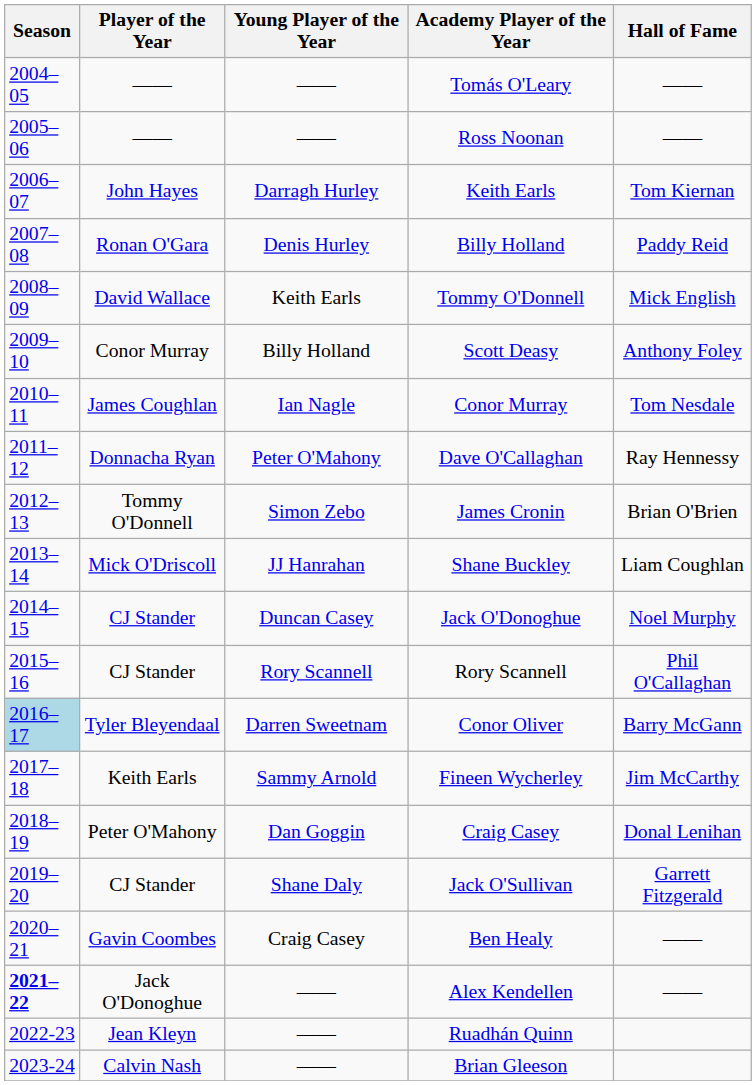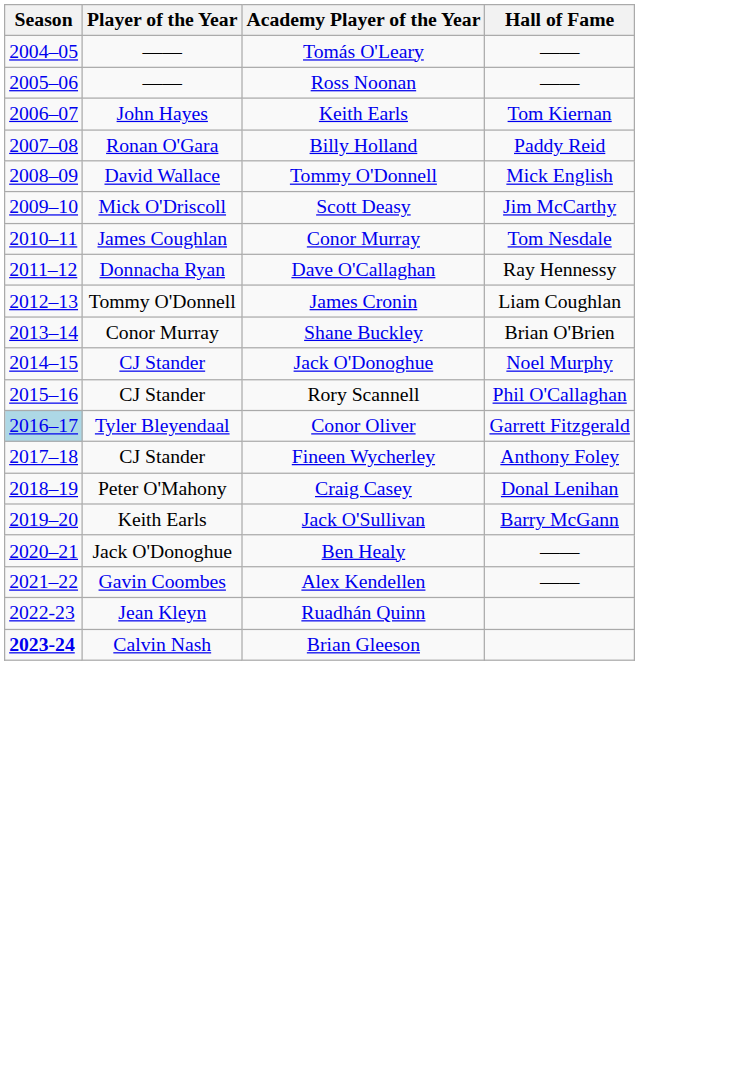- column: (316, 31)
(152, 351) Conor Murray -> (162, 207) Mick O'Driscoll
(682, 351) Anthony Foley -> (560, 207) Jim McCarthy
(682, 511) Brian O'Brien -> (560, 301) Liam Coughlan
(152, 564) Mick O'Driscoll -> (162, 332) Conor Murray
(682, 564) Liam Coughlan -> (560, 332) Brian O'Brien
(682, 724) Barry McGann -> (560, 425) Garrett Fitzgerald
(152, 778) Keith Earls -> (162, 457) CJ Stander
(682, 778) Jim McCarthy -> (560, 457) Anthony Foley
(152, 884) CJ Stander -> (162, 519) Keith Earls
(682, 884) Garrett Fitzgerald -> (560, 519) Barry McGann
(152, 938) Gavin Coombes -> (162, 550) Jack O'Donoghue
(34, 991) bold -> (44, 581) normal
(152, 991) Jack O'Donoghue -> (162, 581) Gavin Coombes
(42, 1064) normal -> (42, 644) bold
